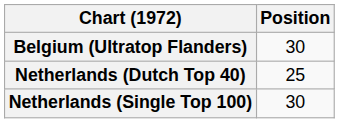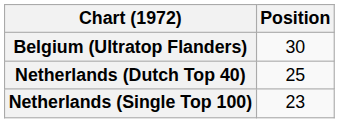(295, 103) 30 -> (295, 103) 23
